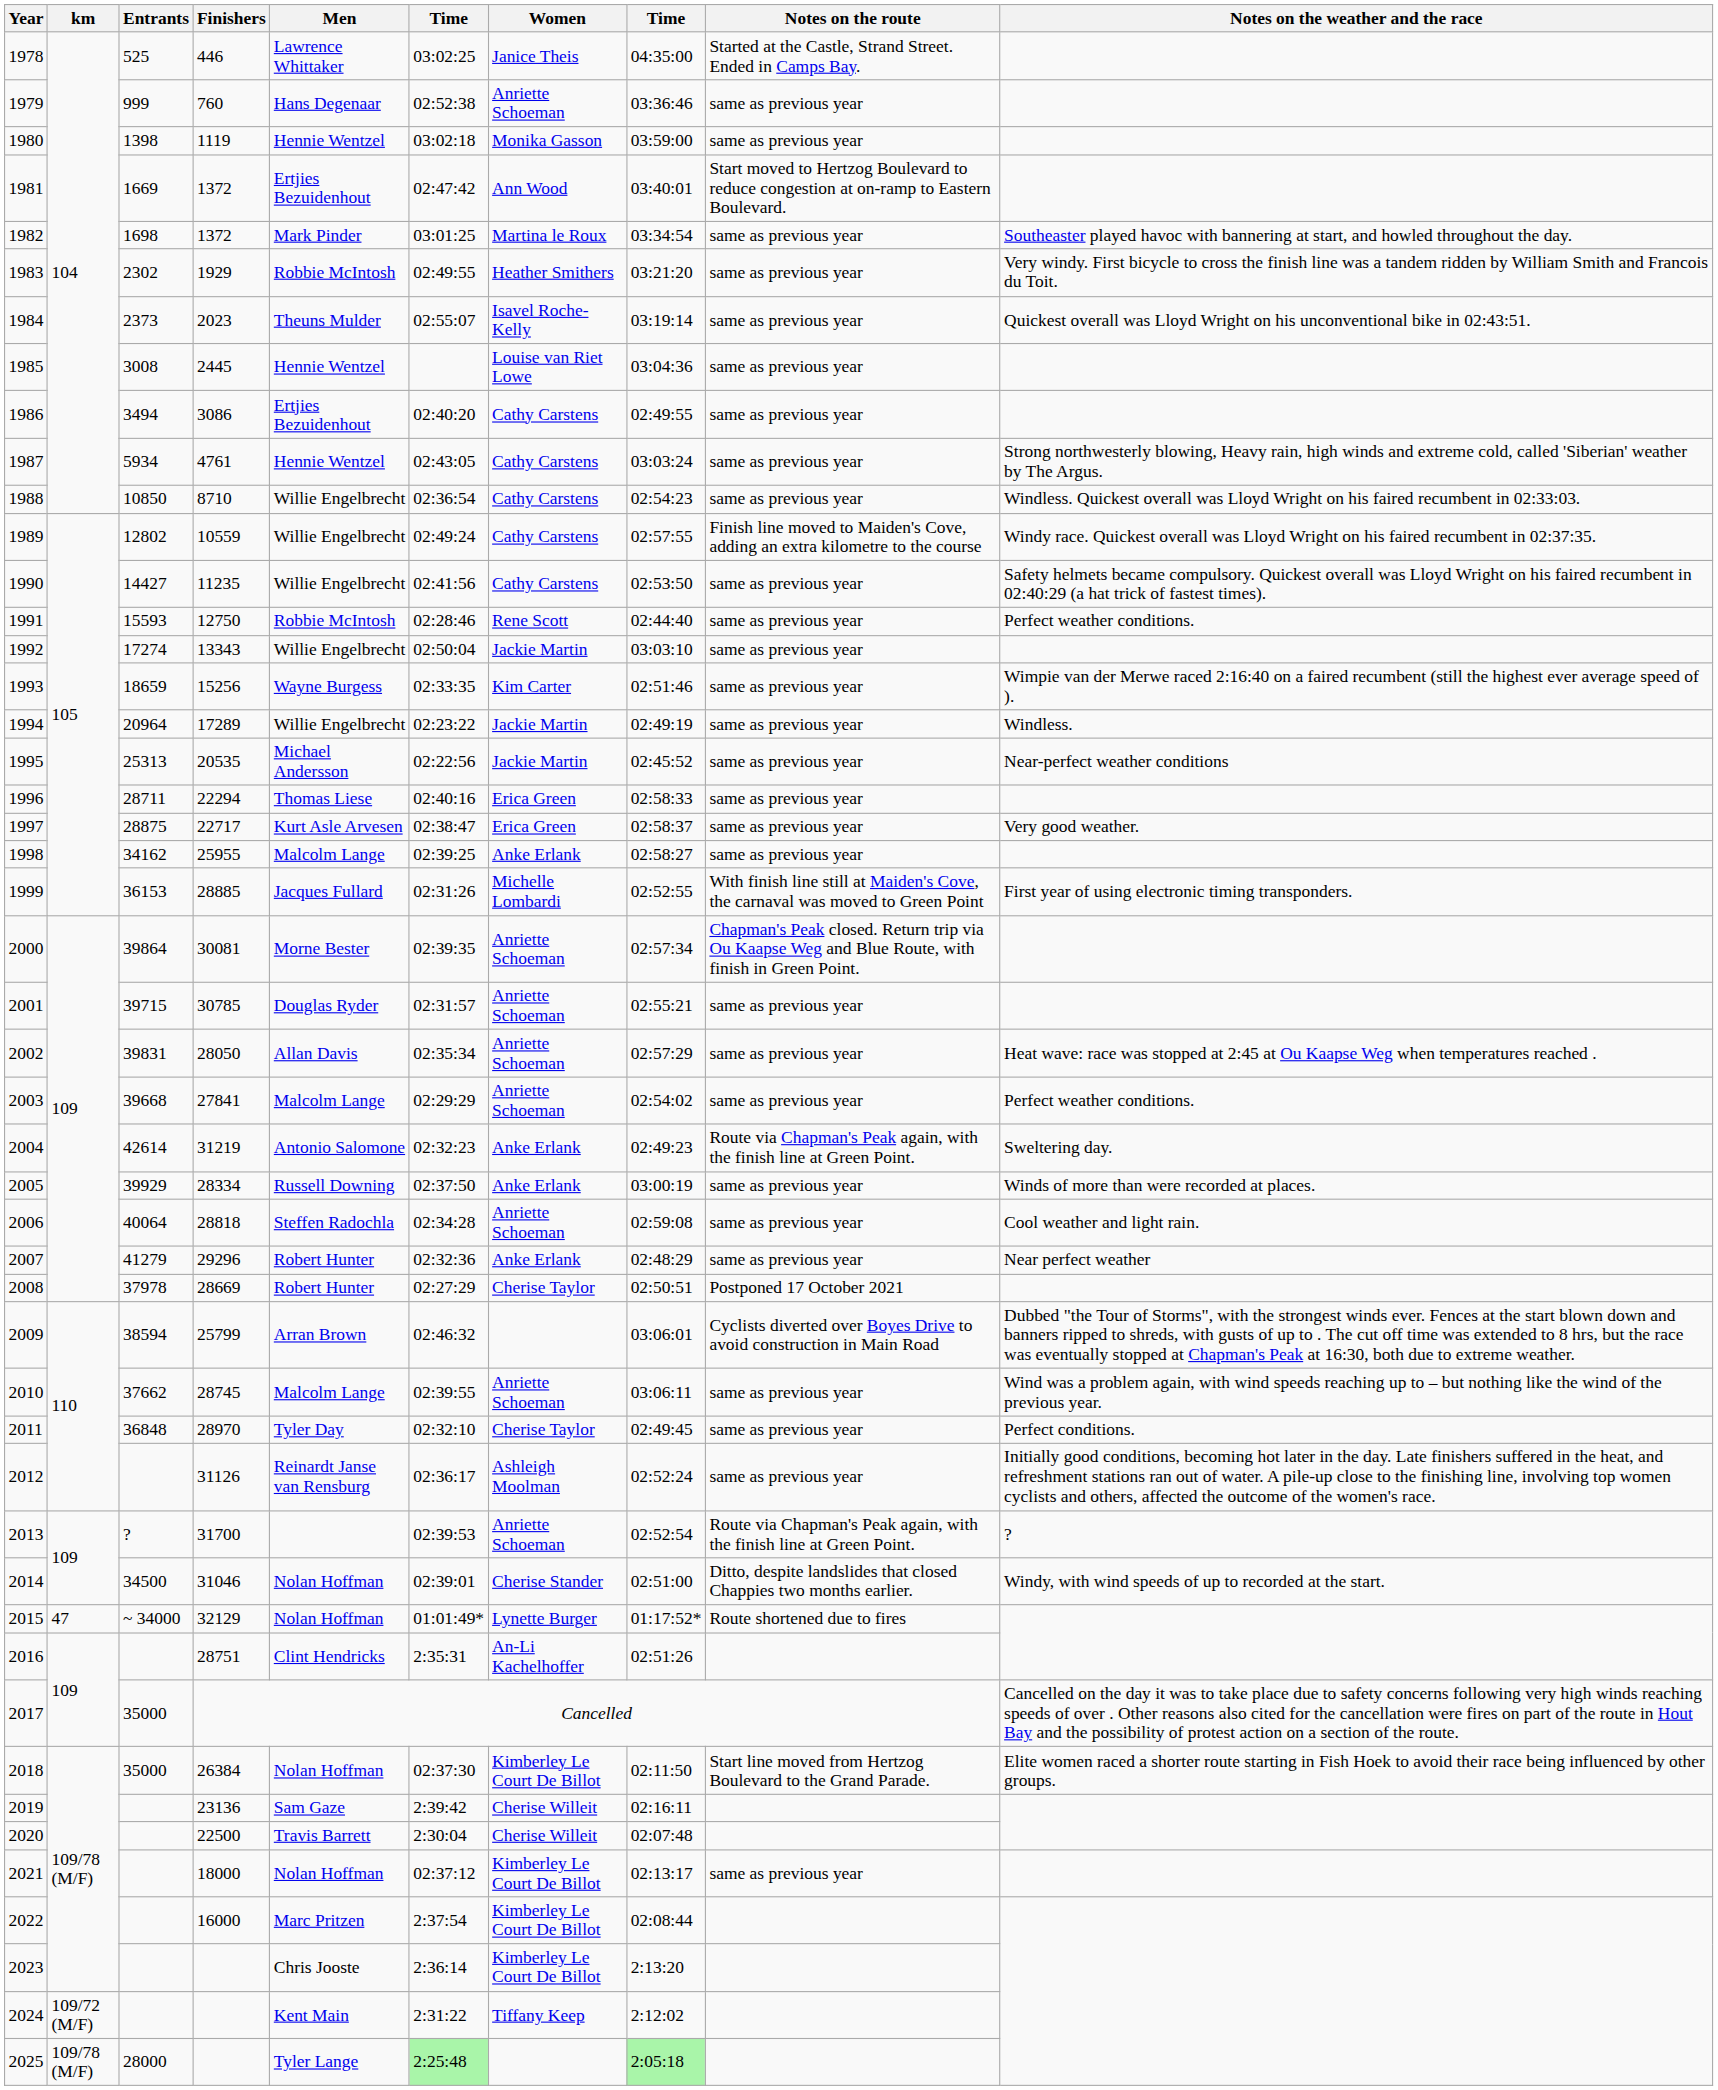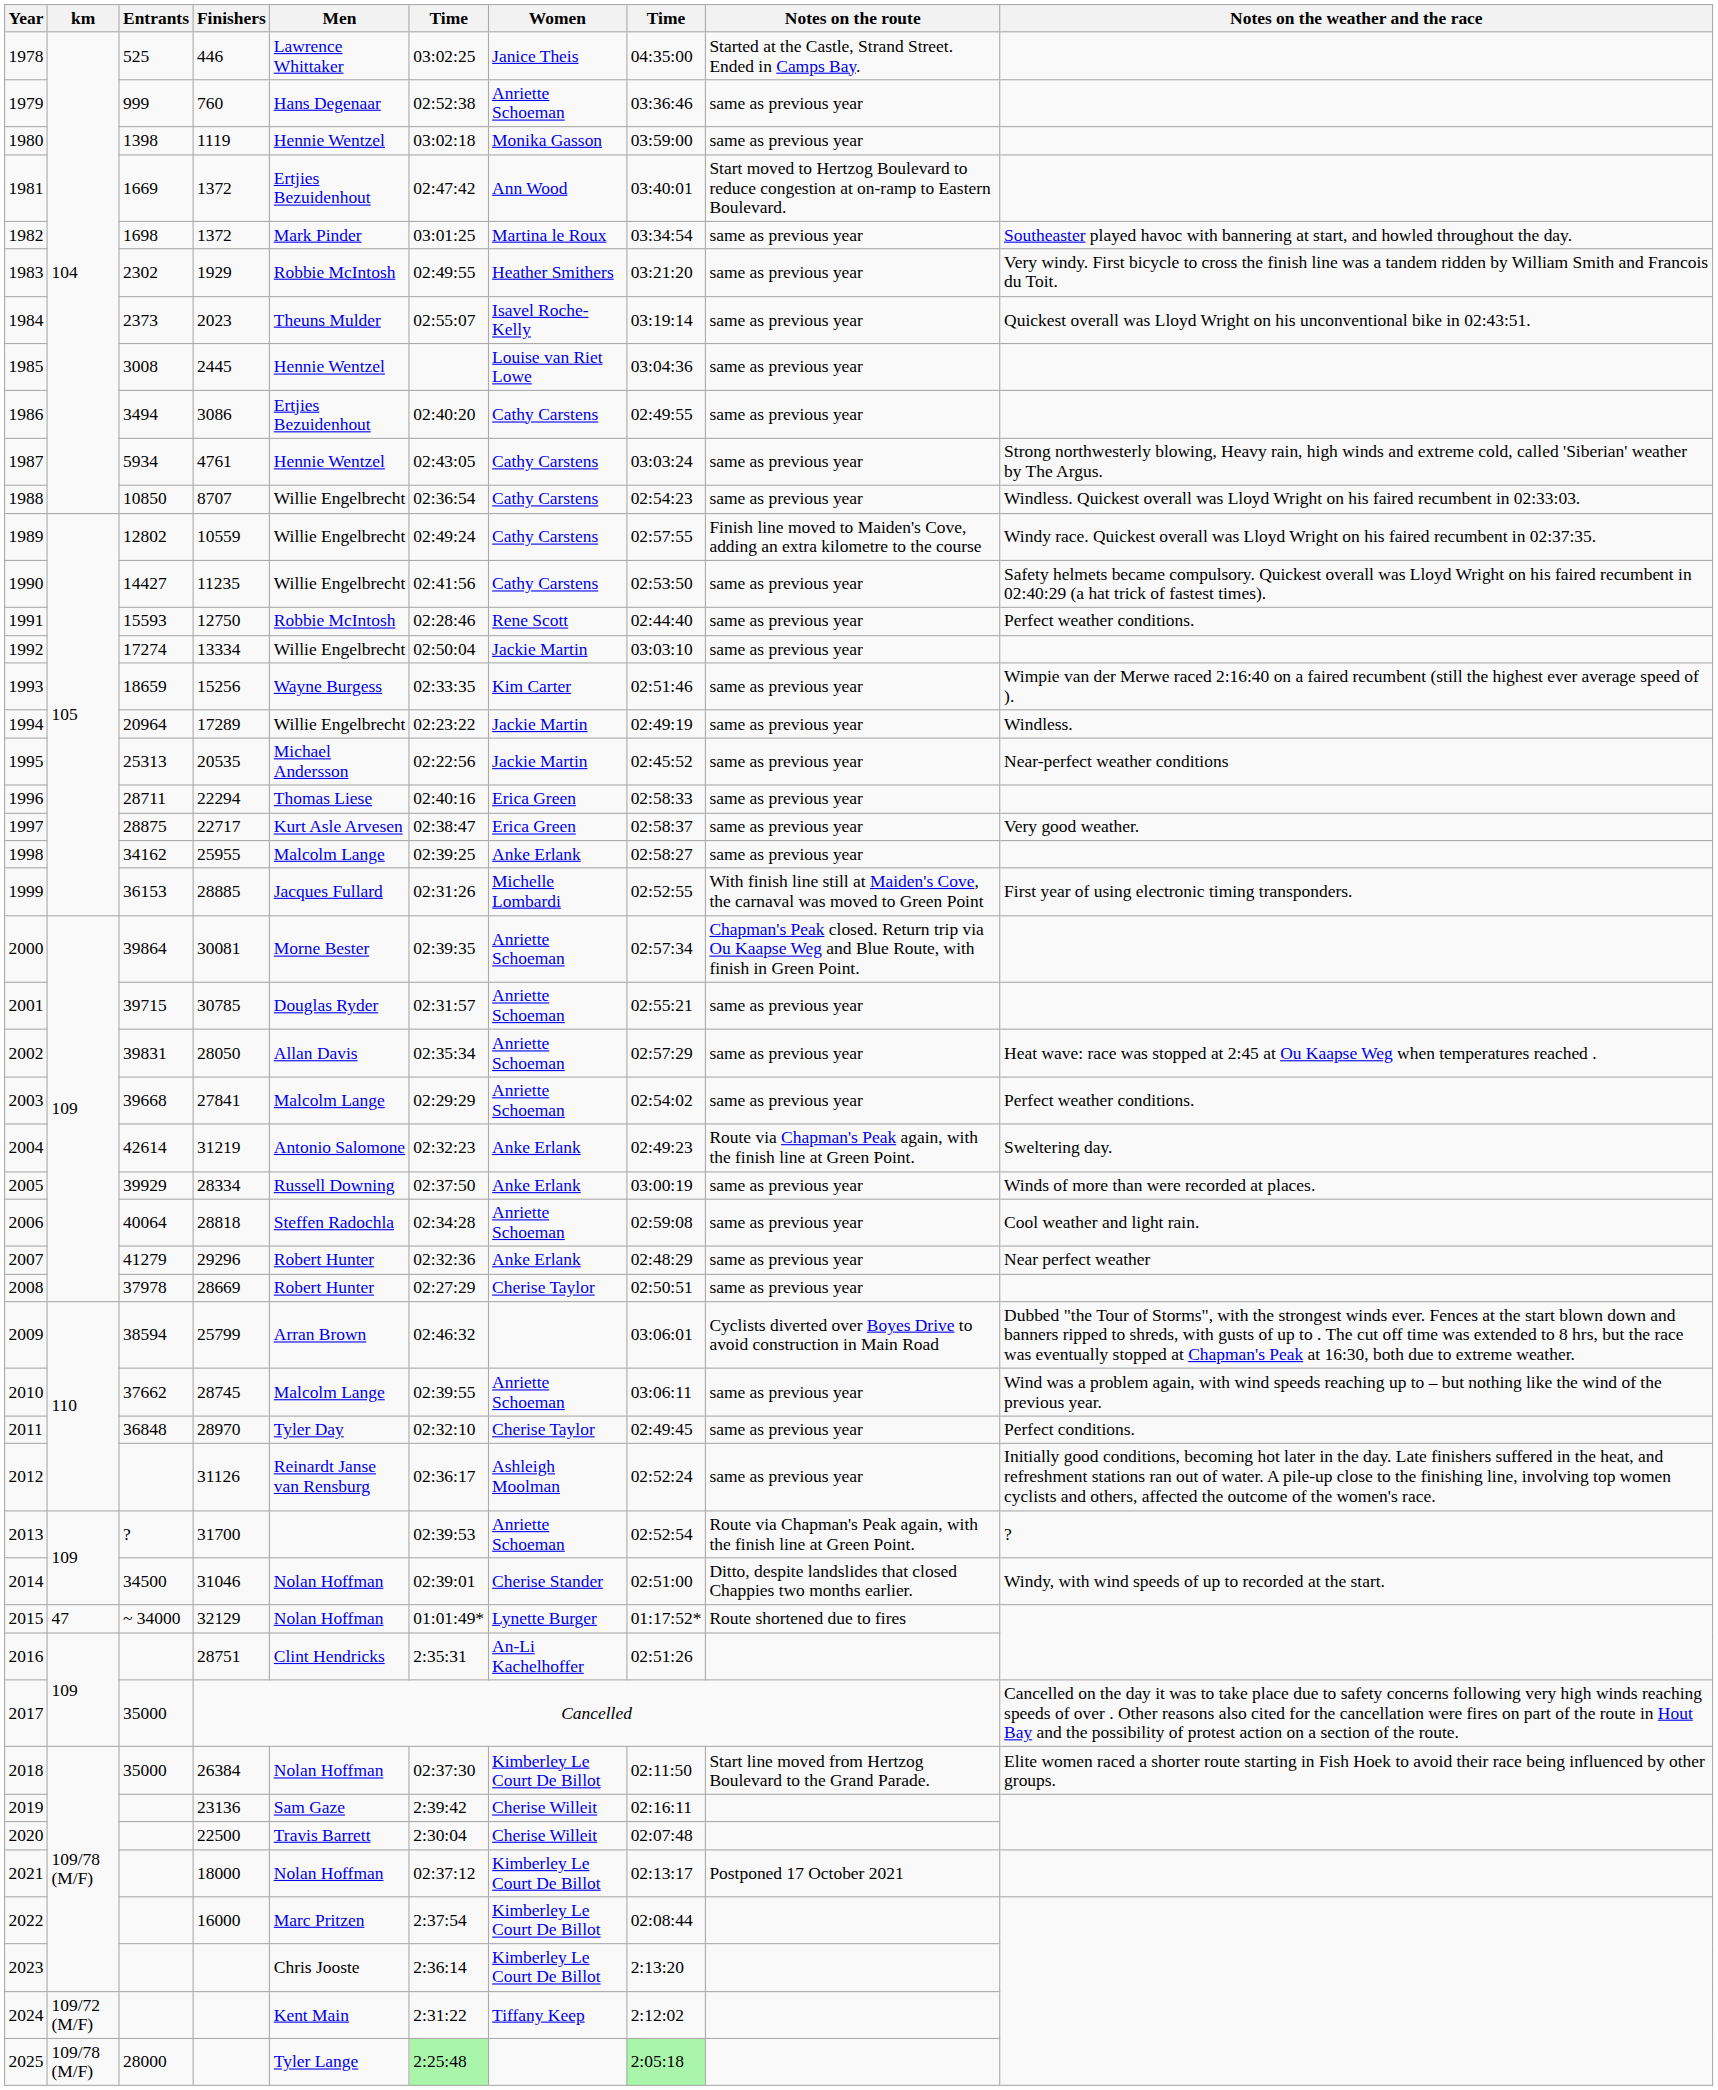(214, 499) 8710 -> (214, 499) 8707
(219, 649) 13343 -> (219, 649) 13334
(807, 1287) Postponed 17 October 2021 -> (786, 1287) same as previous year
(786, 1872) same as previous year -> (807, 1872) Postponed 17 October 2021
